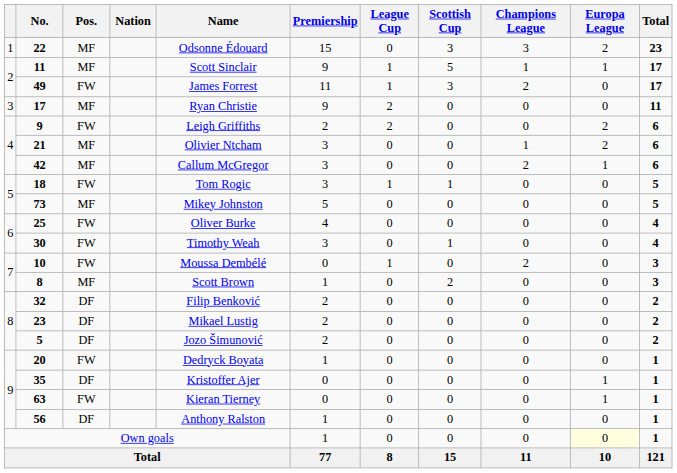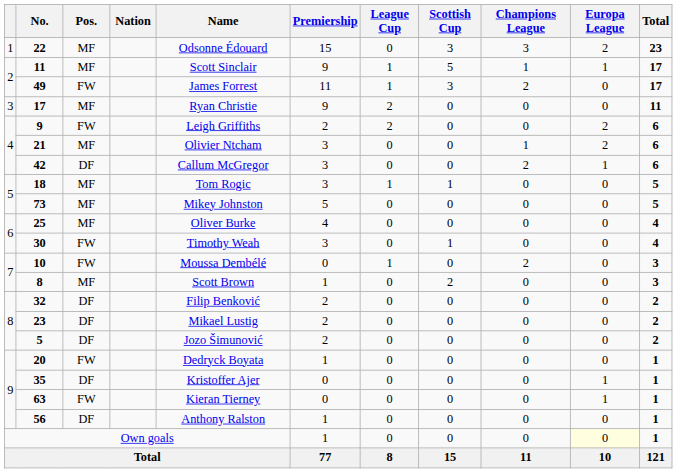(86, 164) MF -> (86, 164) DF
(86, 184) FW -> (86, 184) MF
(86, 223) FW -> (86, 223) MF
